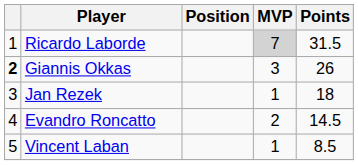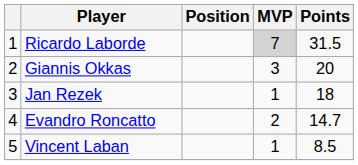(13, 69) bold -> (13, 69) normal
(325, 69) 26 -> (325, 69) 20
(325, 120) 14.5 -> (325, 120) 14.7
